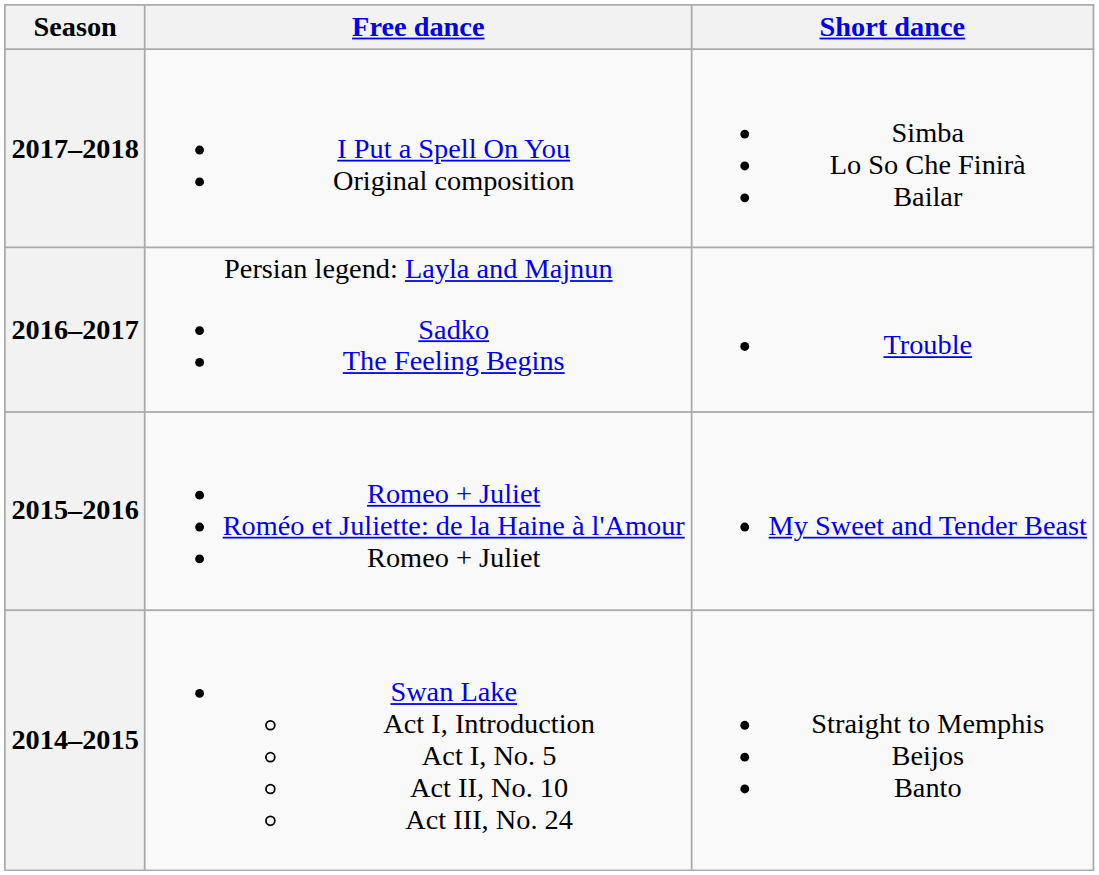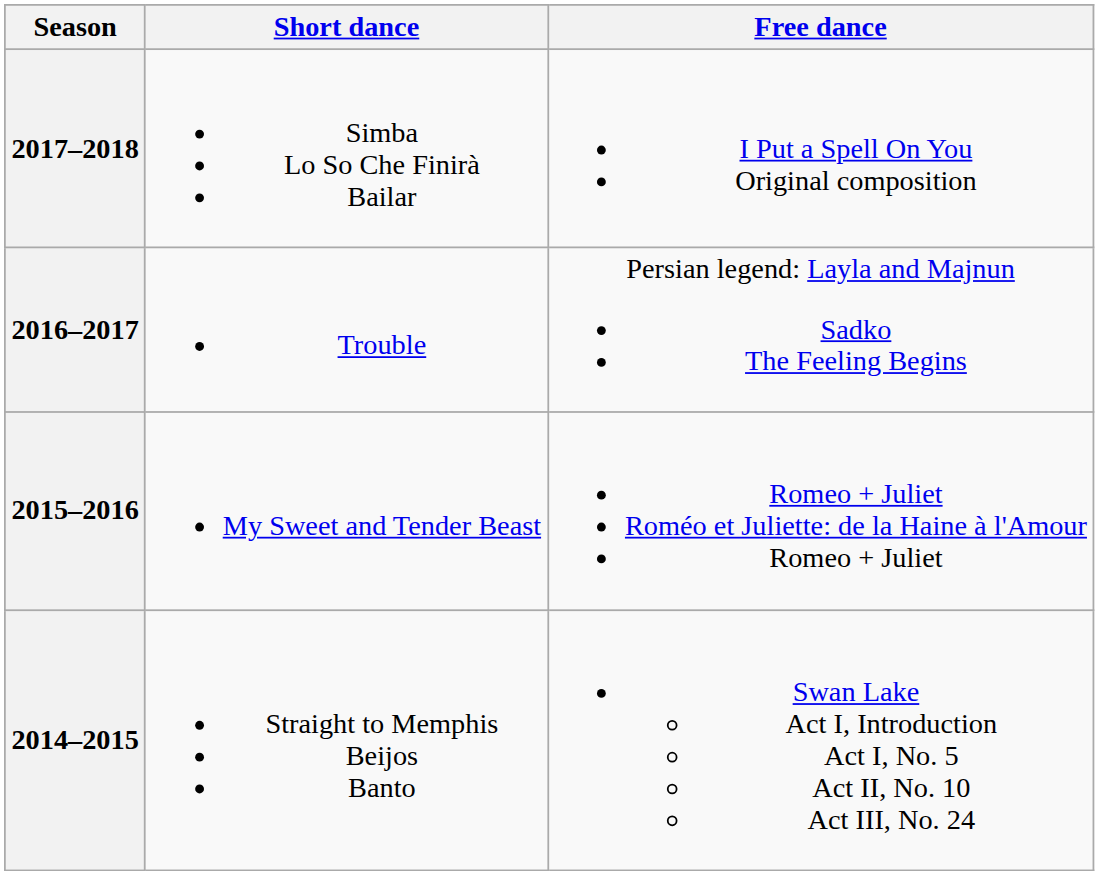columns swapped: (892, 26) <-> (418, 26)
